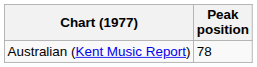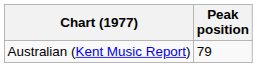(204, 51) 78 -> (204, 51) 79
